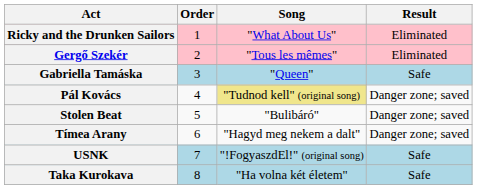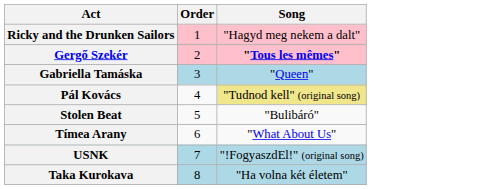- column: (419, 14)
(292, 34) "What About Us" -> (292, 34) "Hagyd meg nekem a dalt"
(292, 54) normal -> (292, 54) bold
(292, 134) "Hagyd meg nekem a dalt" -> (292, 134) "What About Us"
